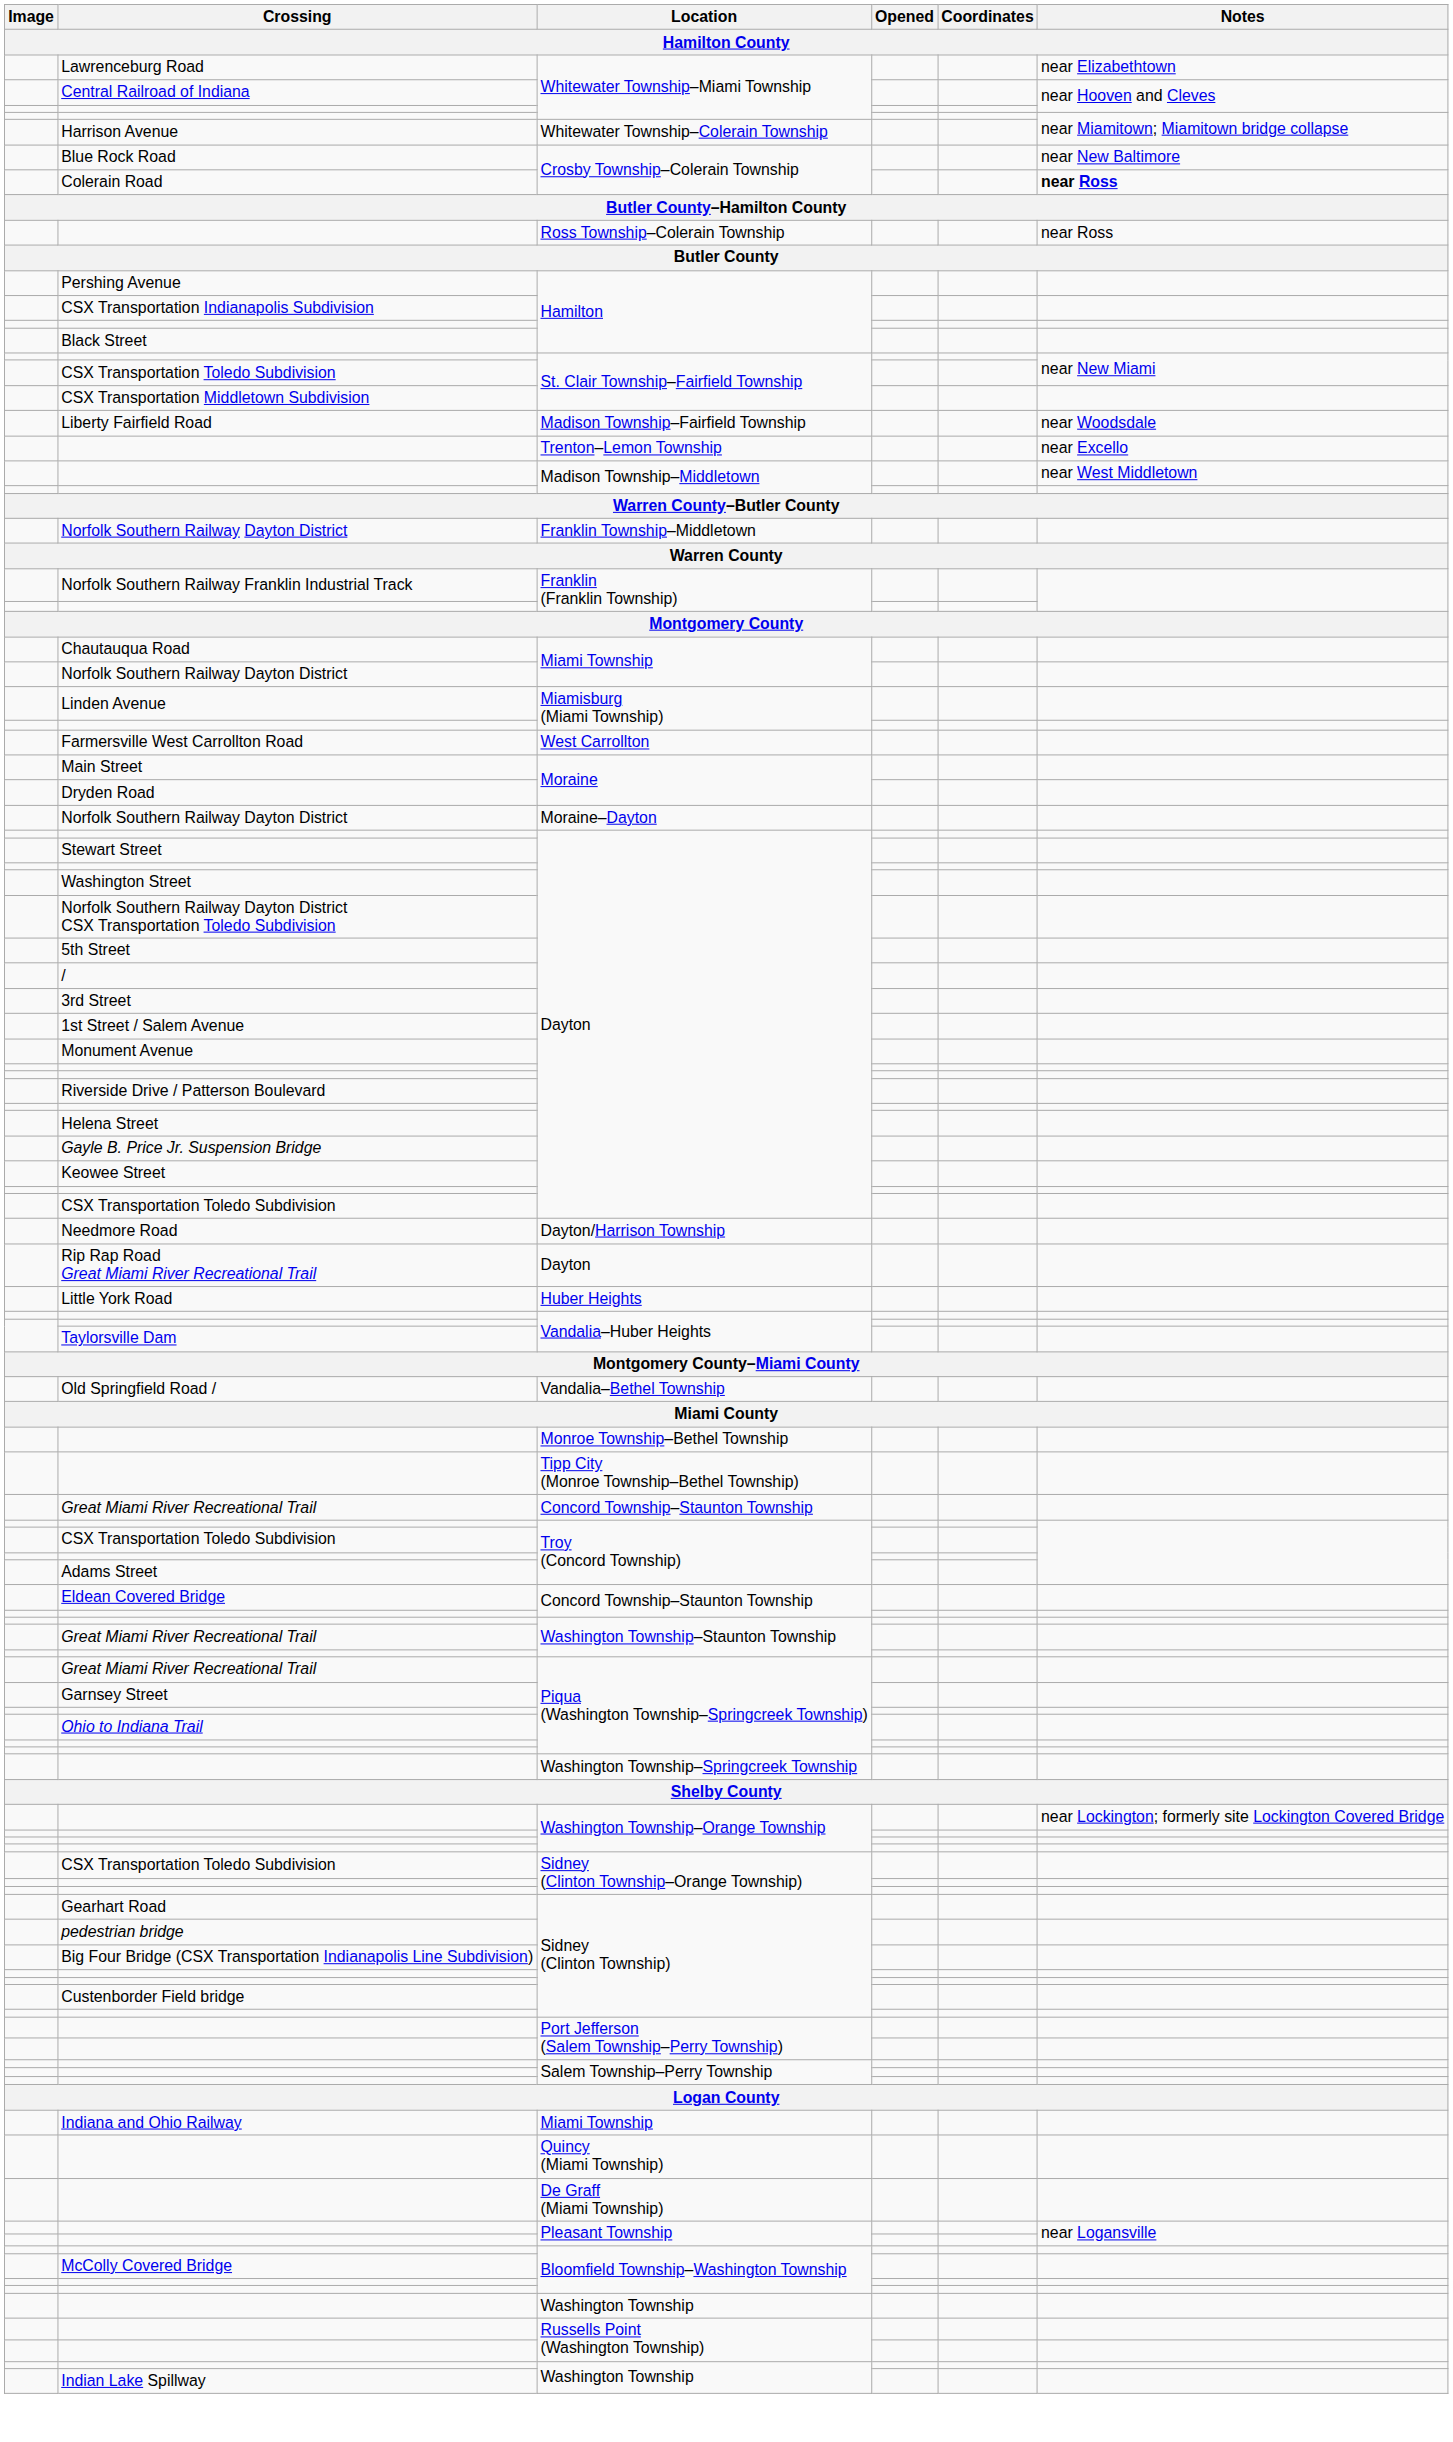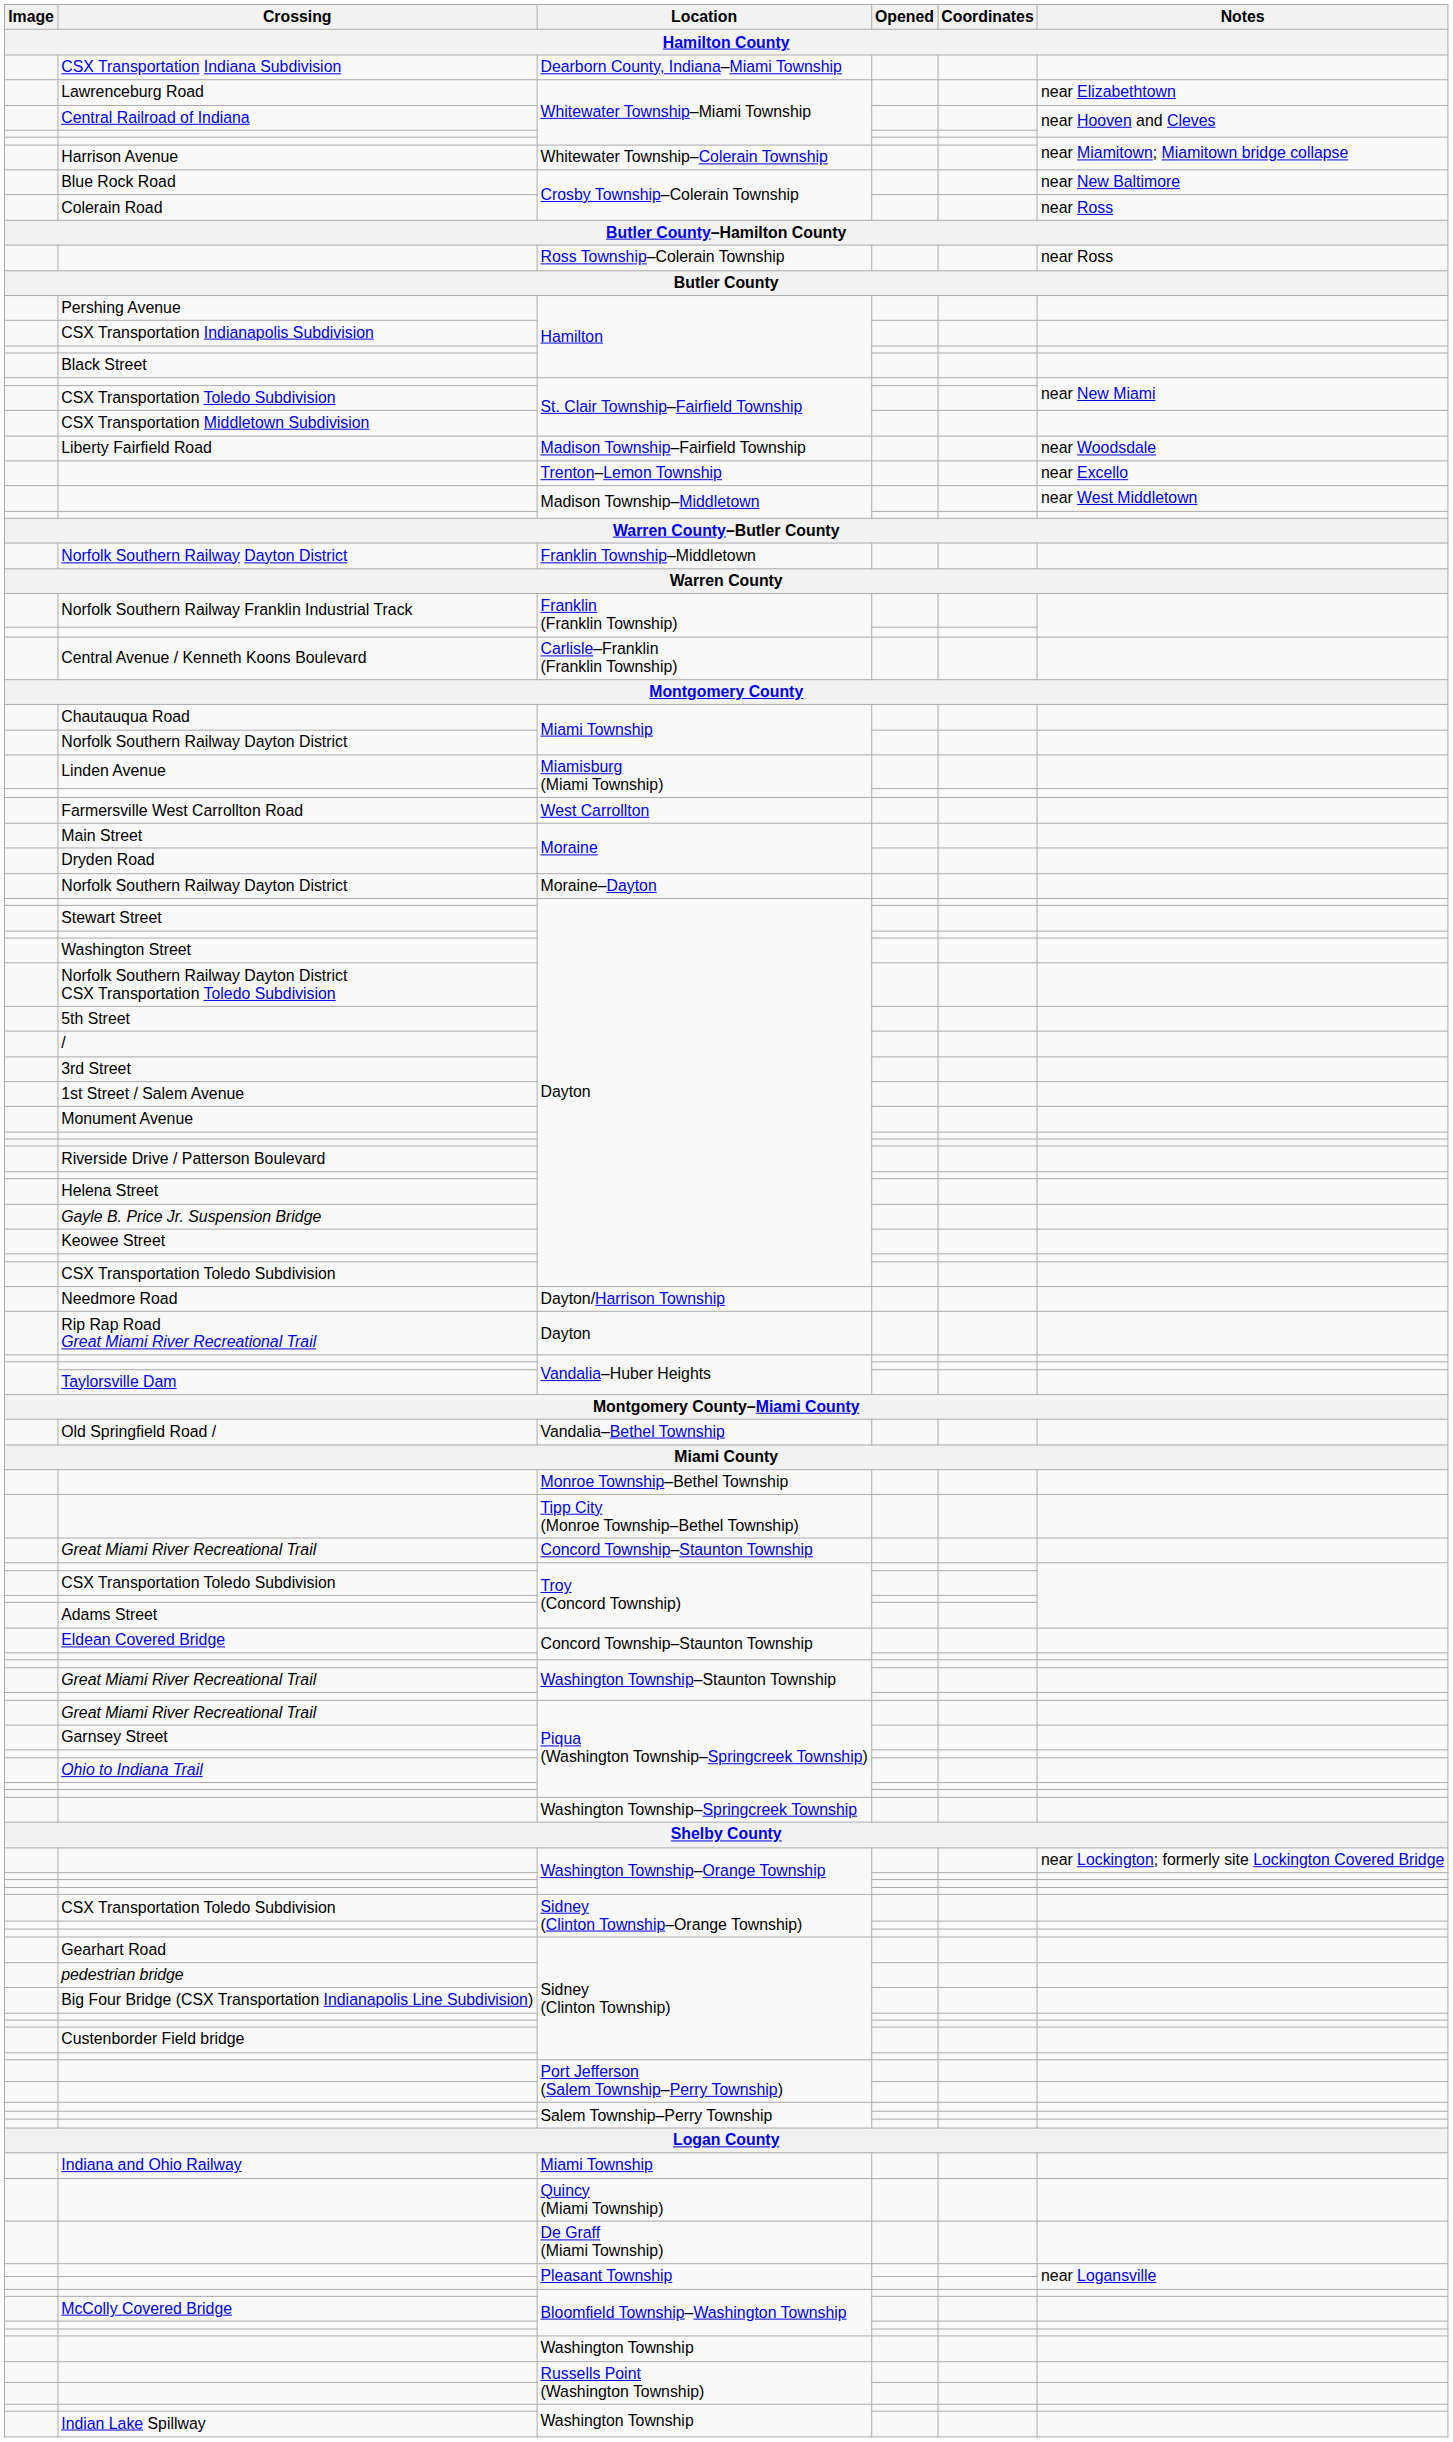+ row: (201, 67)
(1079, 182) bold -> (1077, 207) normal
+ row: (214, 658)
- row: (117, 1299)
